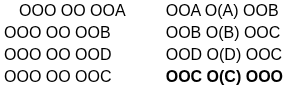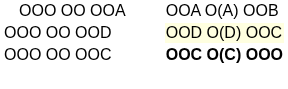- row: (57, 32)
(224, 54) no background -> (224, 32) lightyellow background
